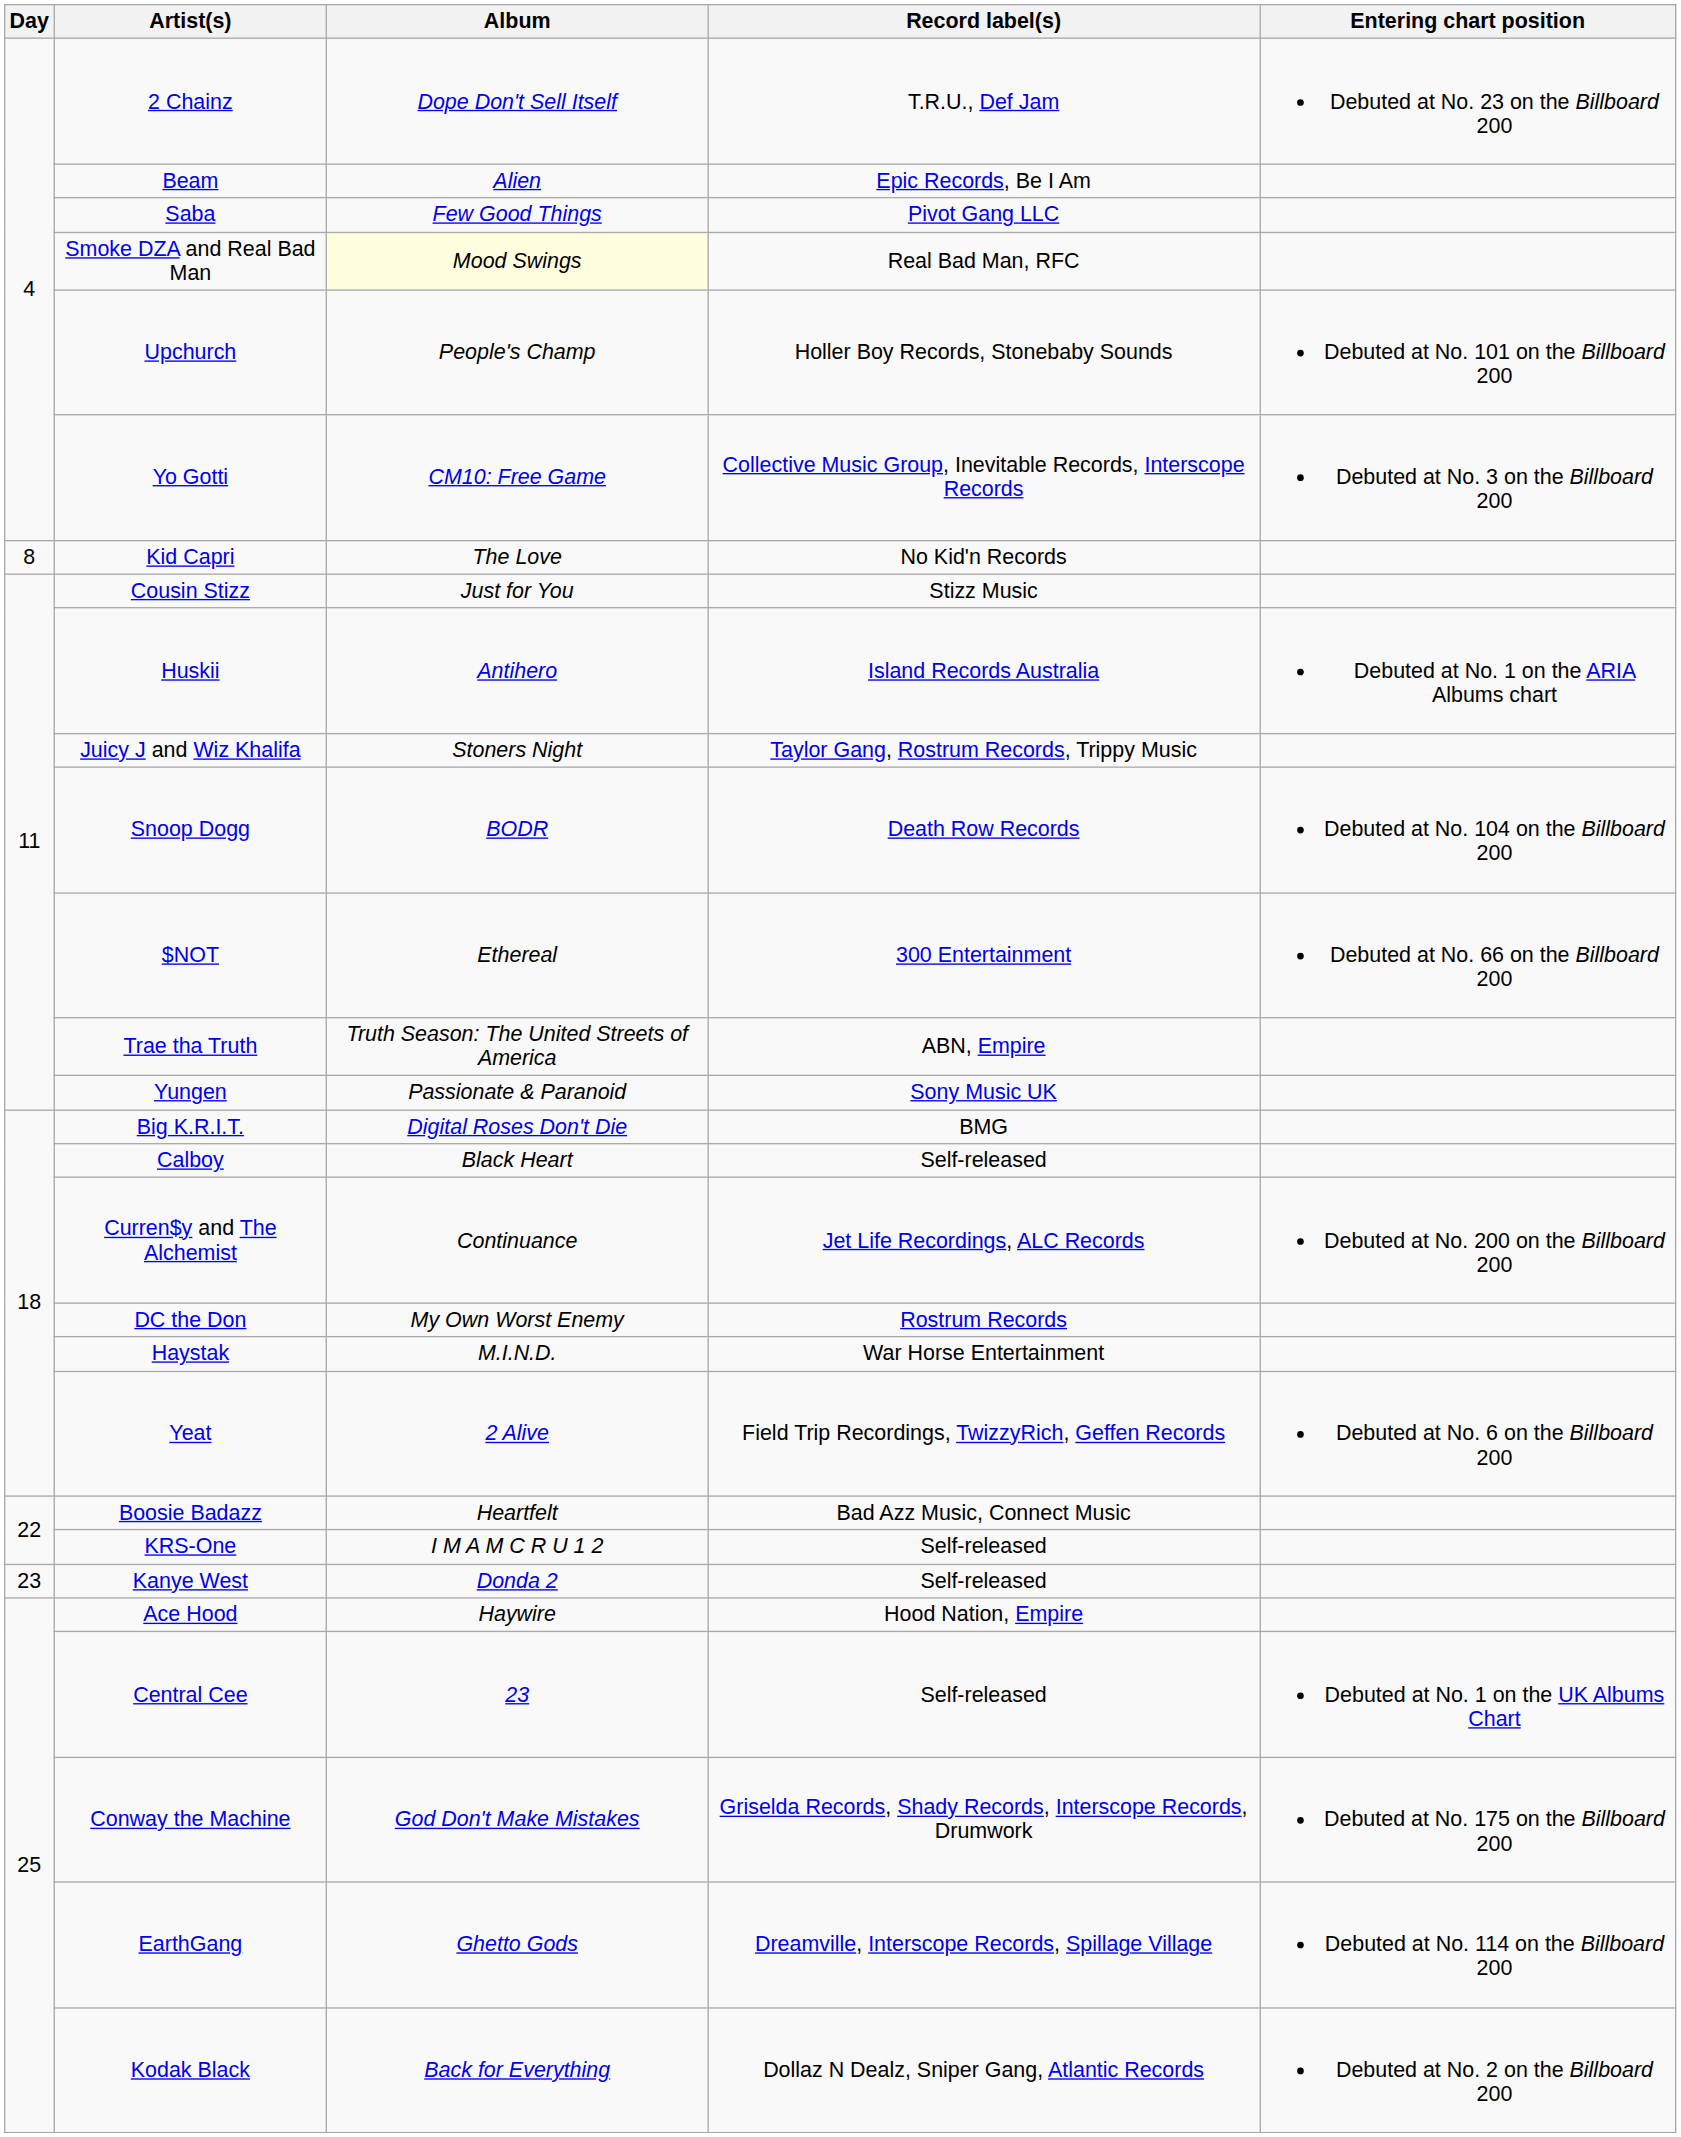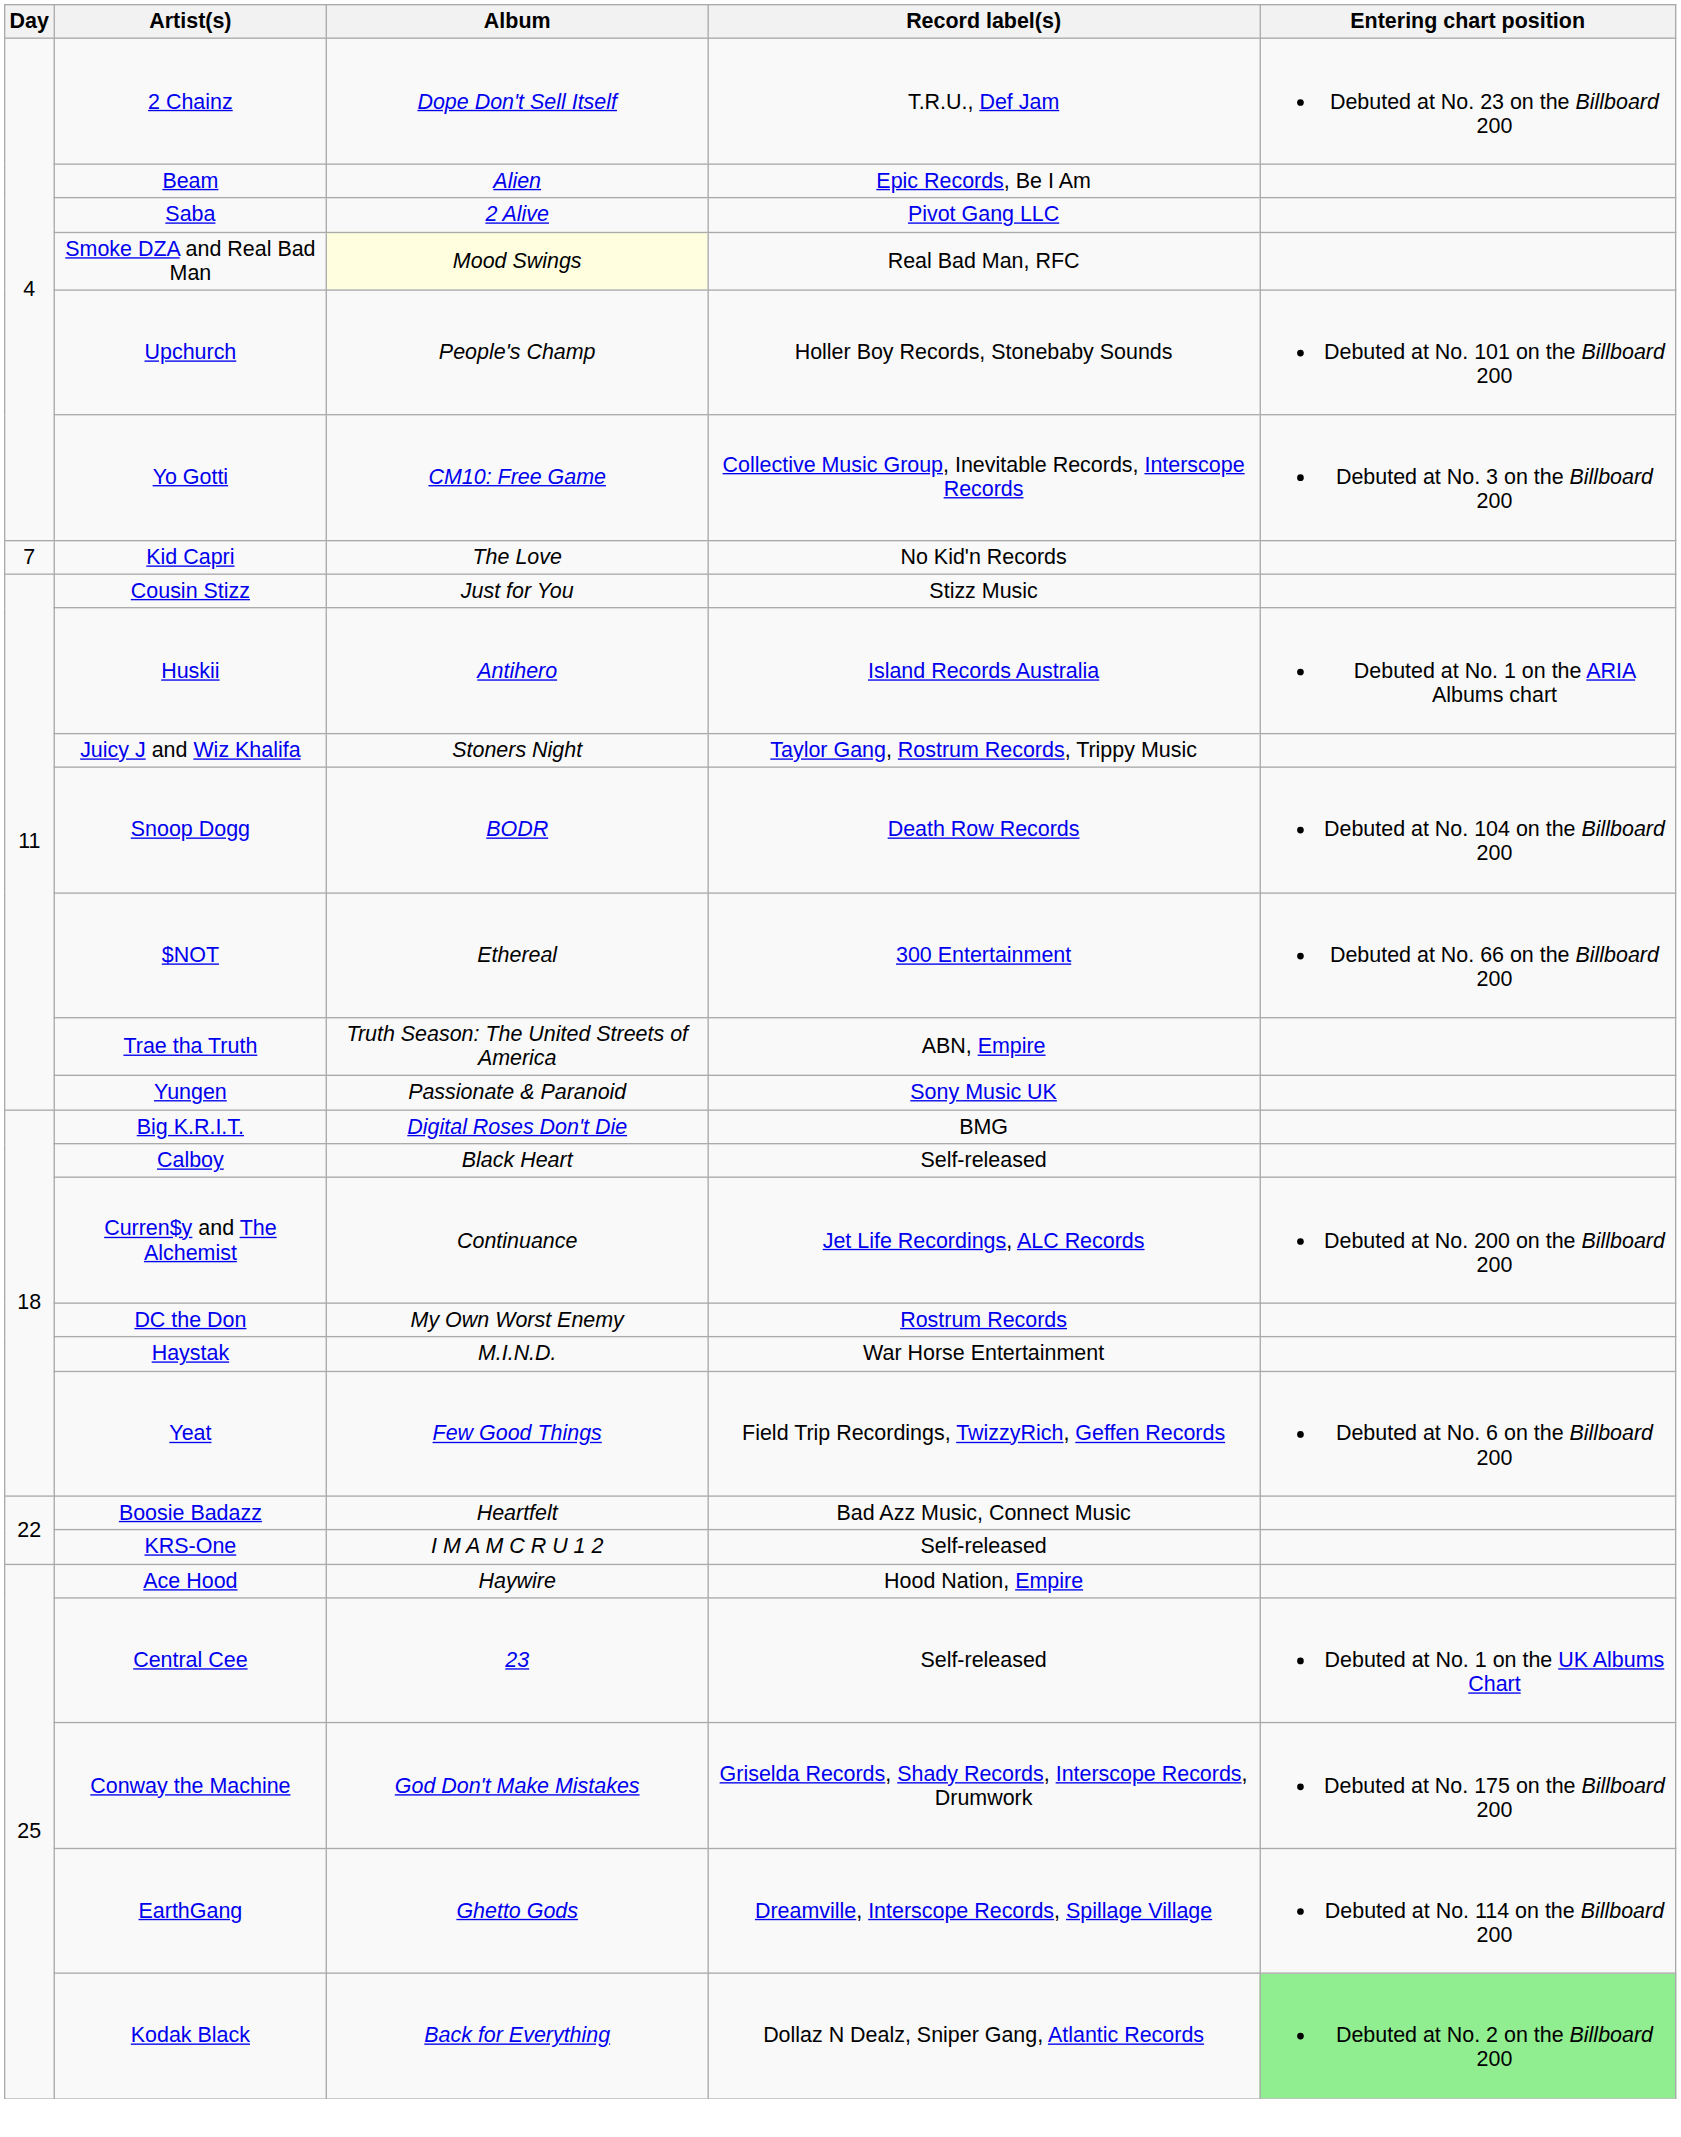(517, 214) Few Good Things -> (517, 214) 2 Alive
(29, 556) 8 -> (29, 556) 7
(517, 1433) 2 Alive -> (517, 1433) Few Good Things
- row: (190, 1580)
(1468, 2082) no background -> (1468, 2048) lightgreen background
